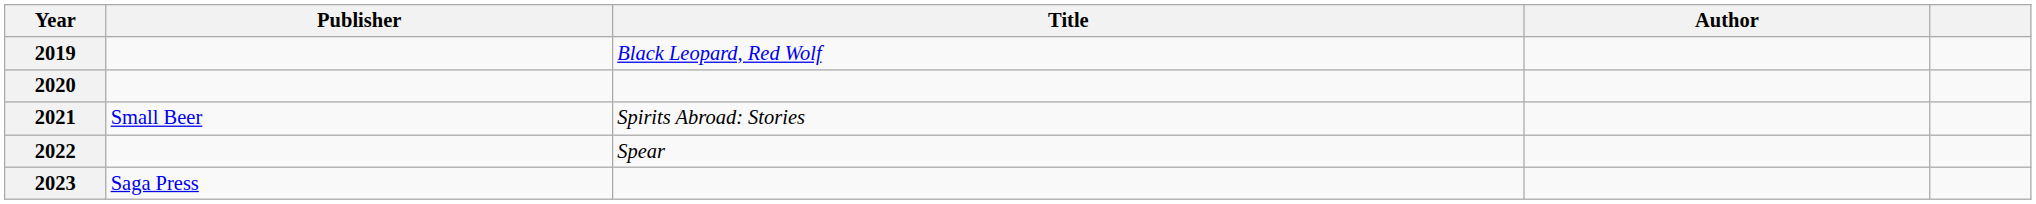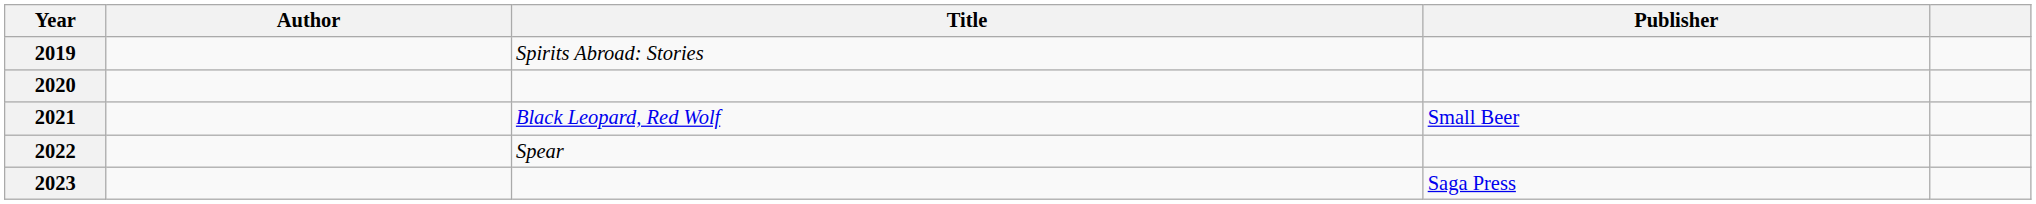columns swapped: (1727, 20) <-> (359, 20)
(719, 53) Black Leopard, Red Wolf -> (610, 53) Spirits Abroad: Stories
(711, 118) Spirits Abroad: Stories -> (618, 118) Black Leopard, Red Wolf
